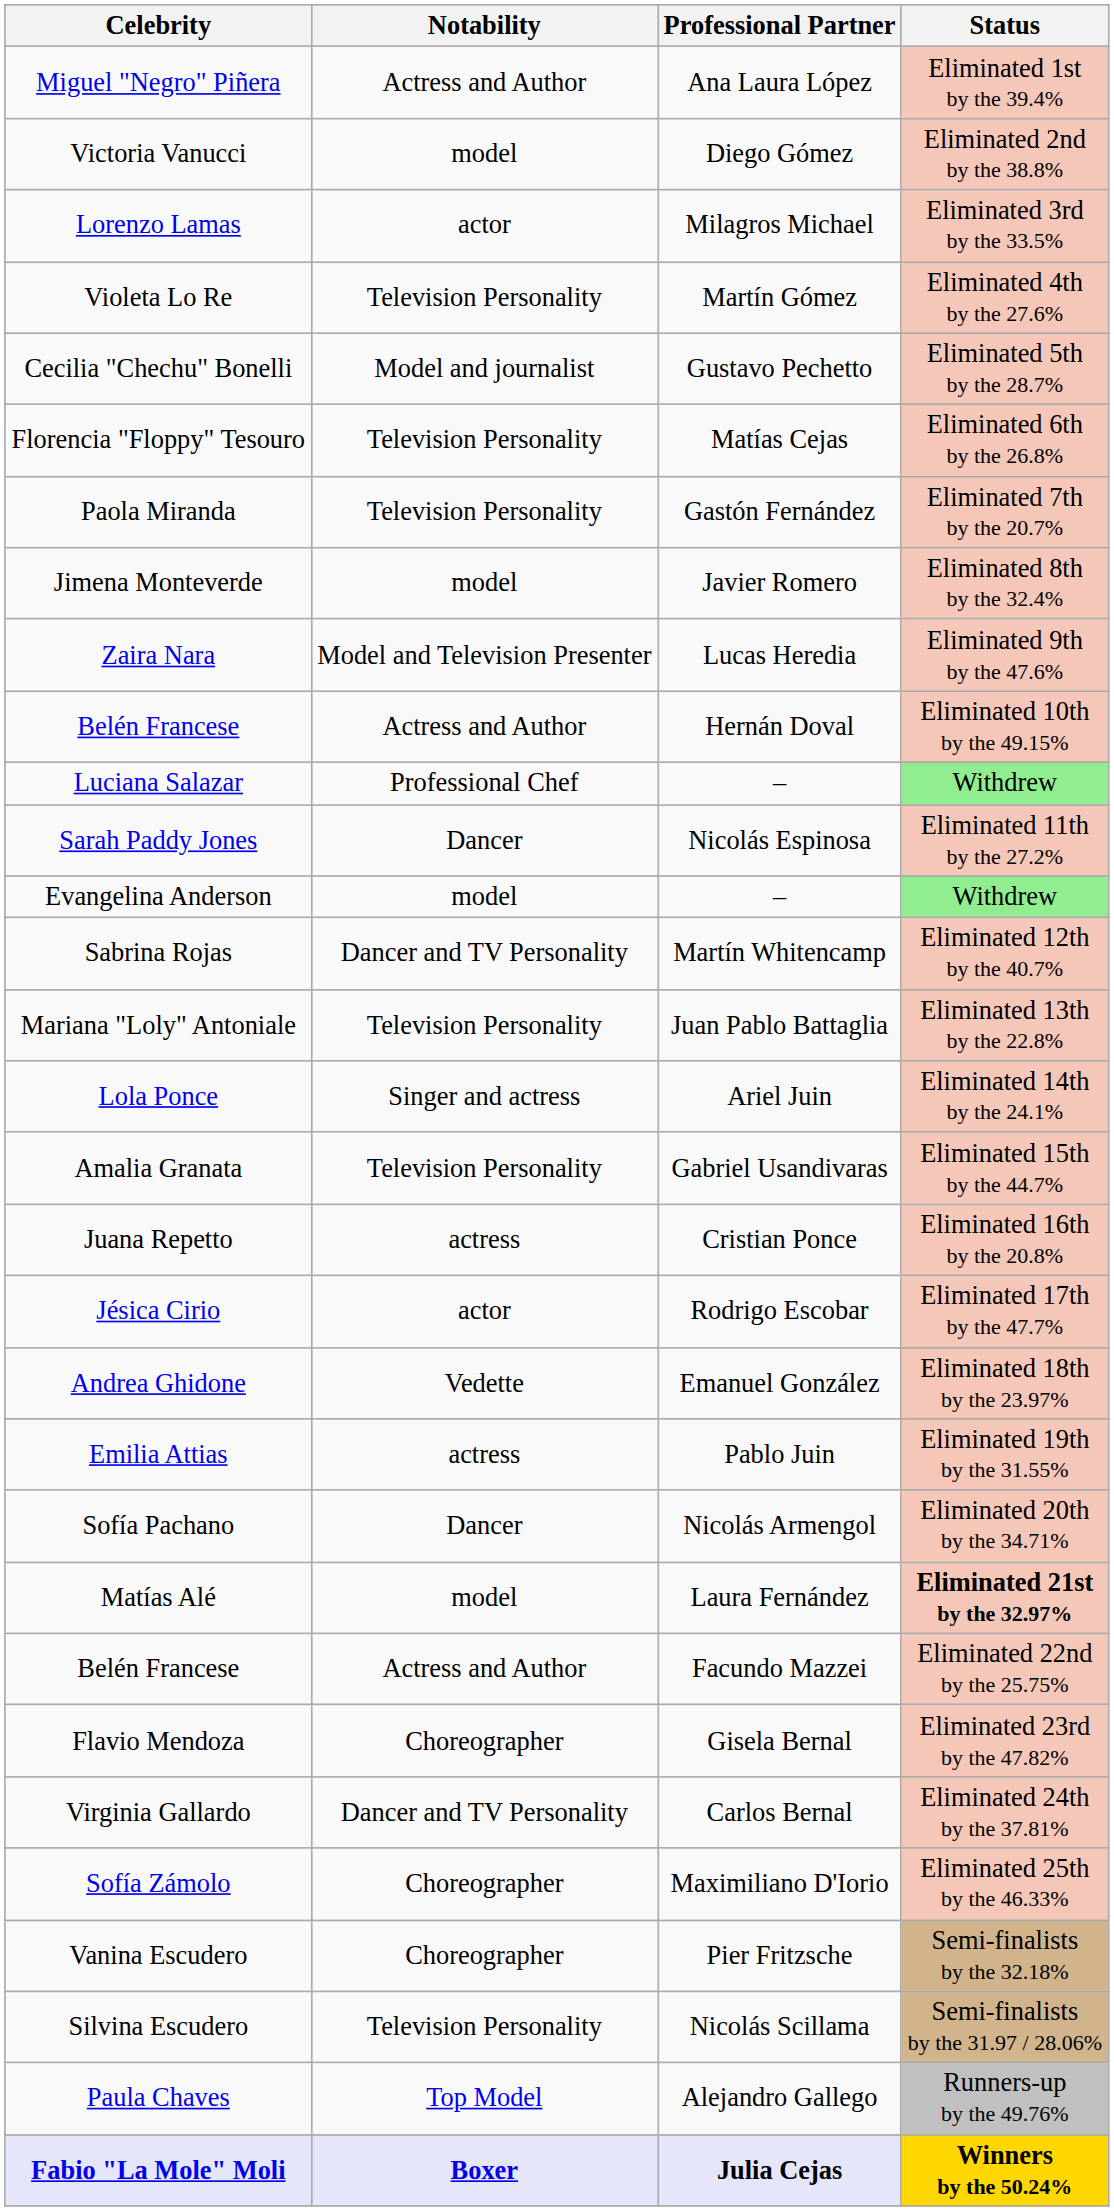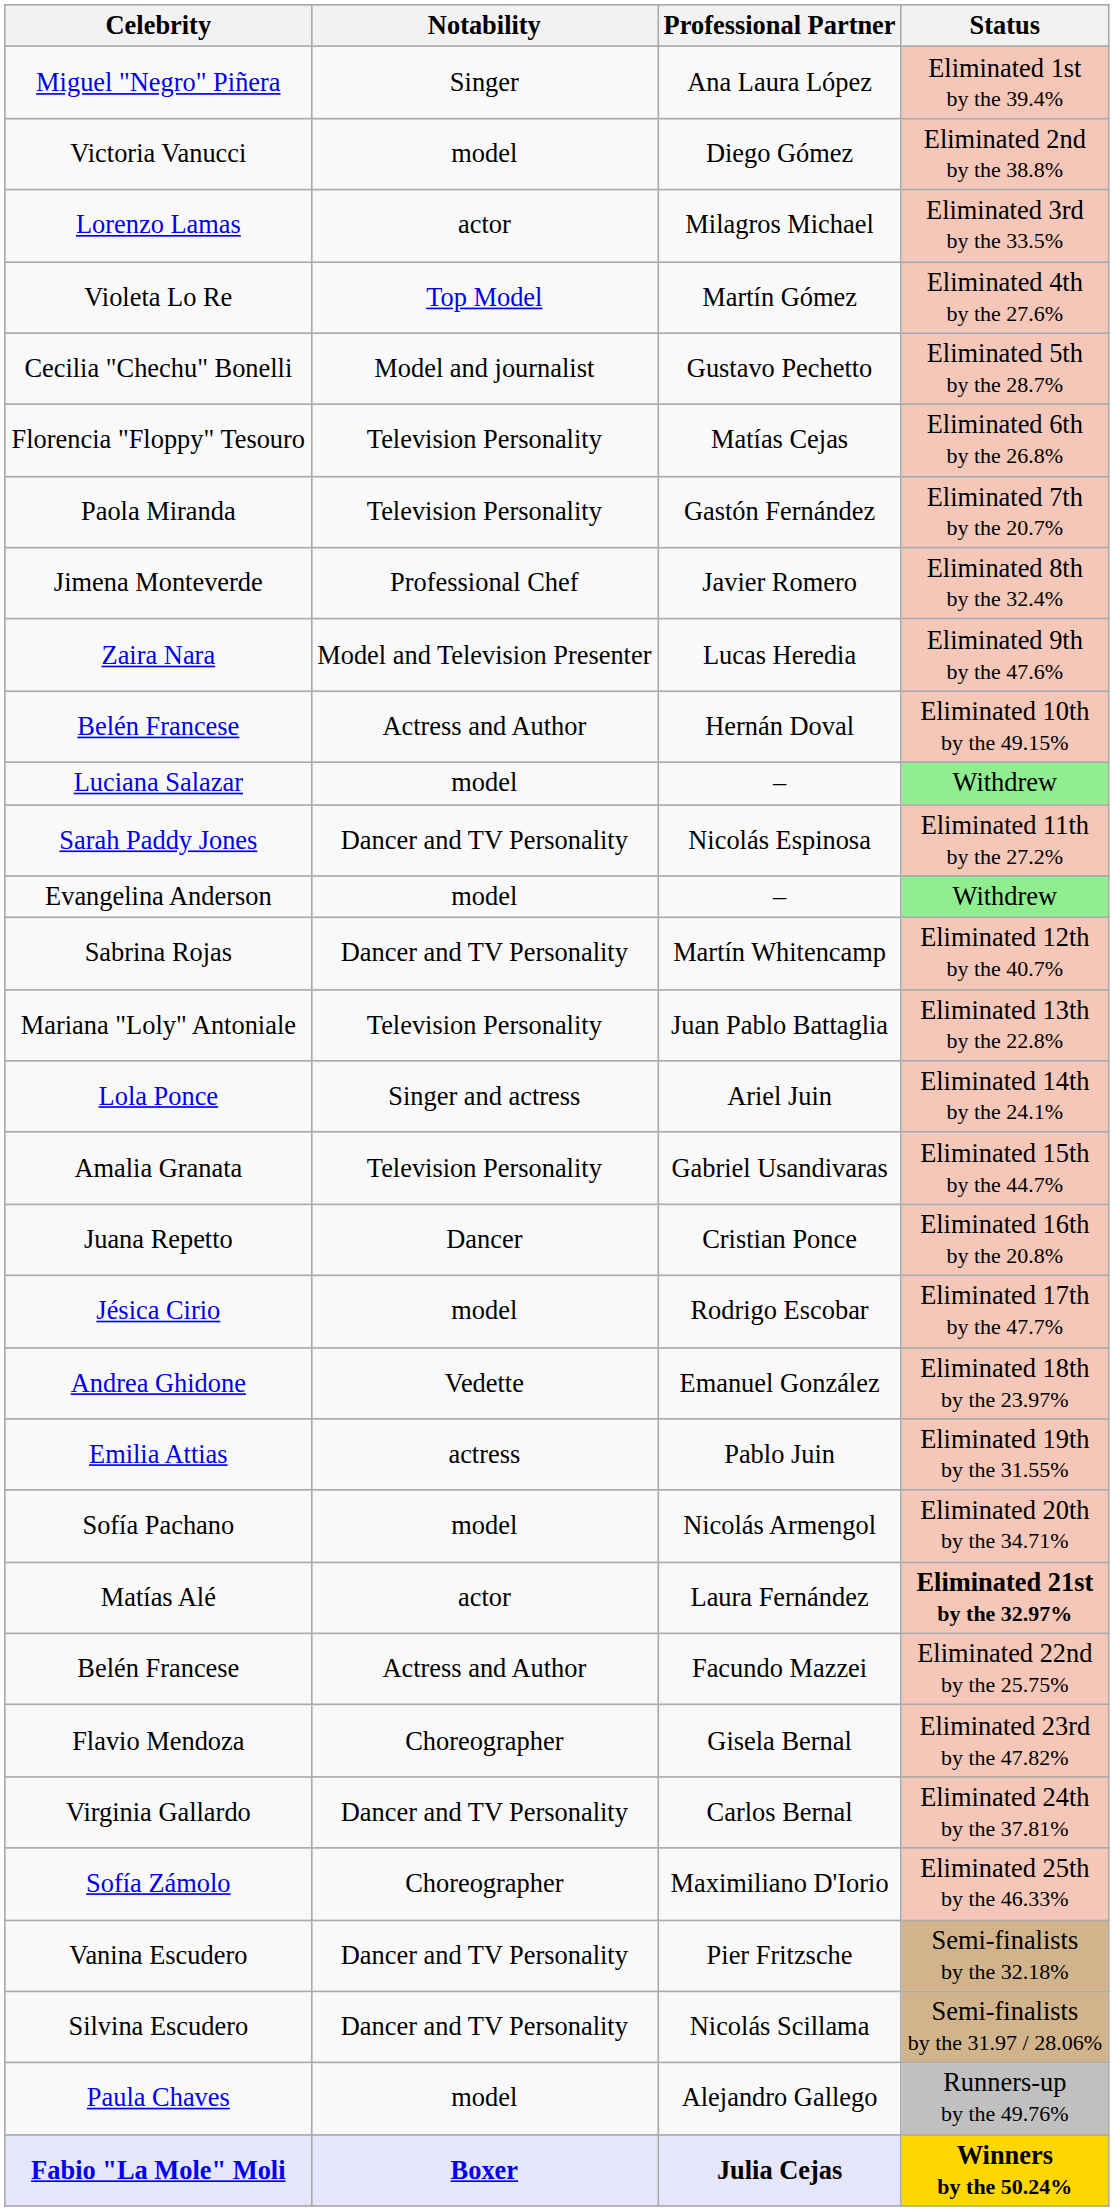(484, 82) Actress and Author -> (484, 82) Singer
(484, 296) Television Personality -> (484, 296) Top Model
(484, 583) model -> (484, 583) Professional Chef
(484, 782) Professional Chef -> (484, 782) model
(484, 839) Dancer -> (484, 839) Dancer and TV Personality
(484, 1239) actress -> (484, 1239) Dancer
(484, 1310) actor -> (484, 1310) model
(484, 1525) Dancer -> (484, 1525) model
(484, 1597) model -> (484, 1597) actor
(484, 1955) Choreographer -> (484, 1955) Dancer and TV Personality
(484, 2026) Television Personality -> (484, 2026) Dancer and TV Personality
(484, 2098) Top Model -> (484, 2098) model
